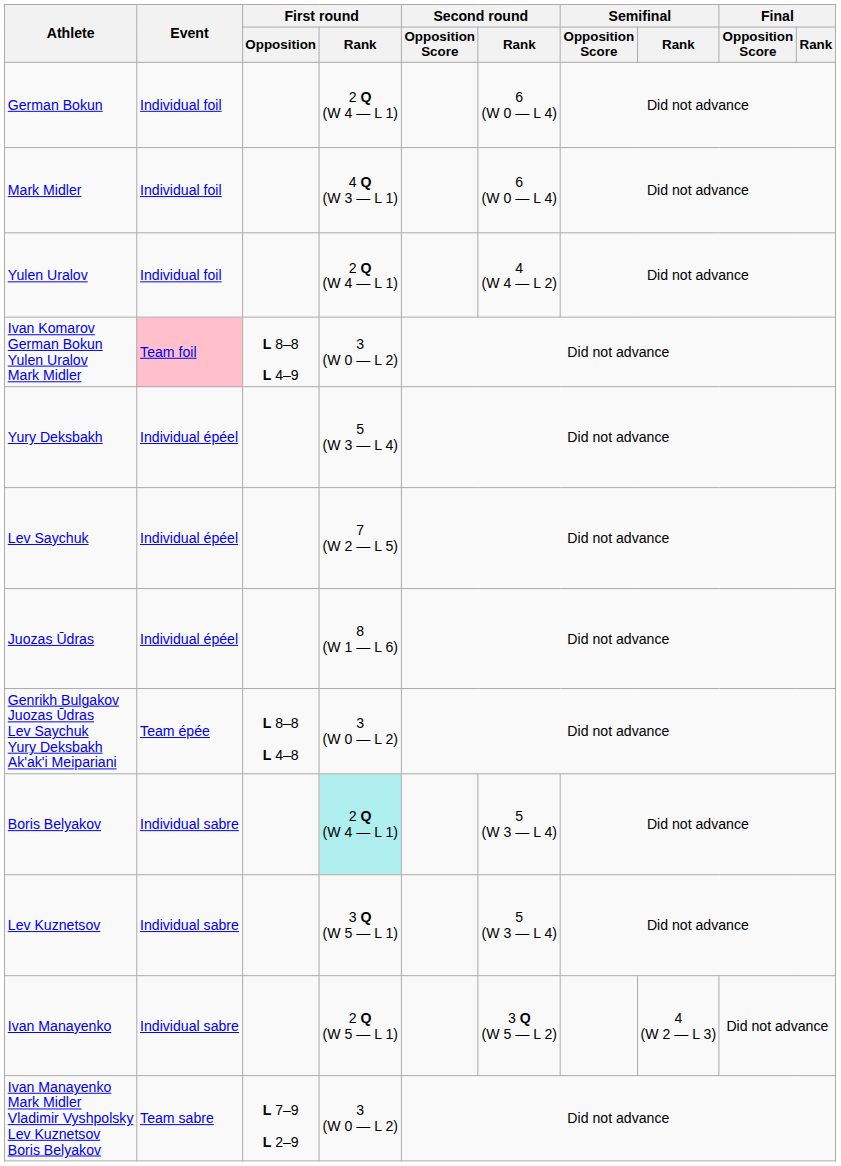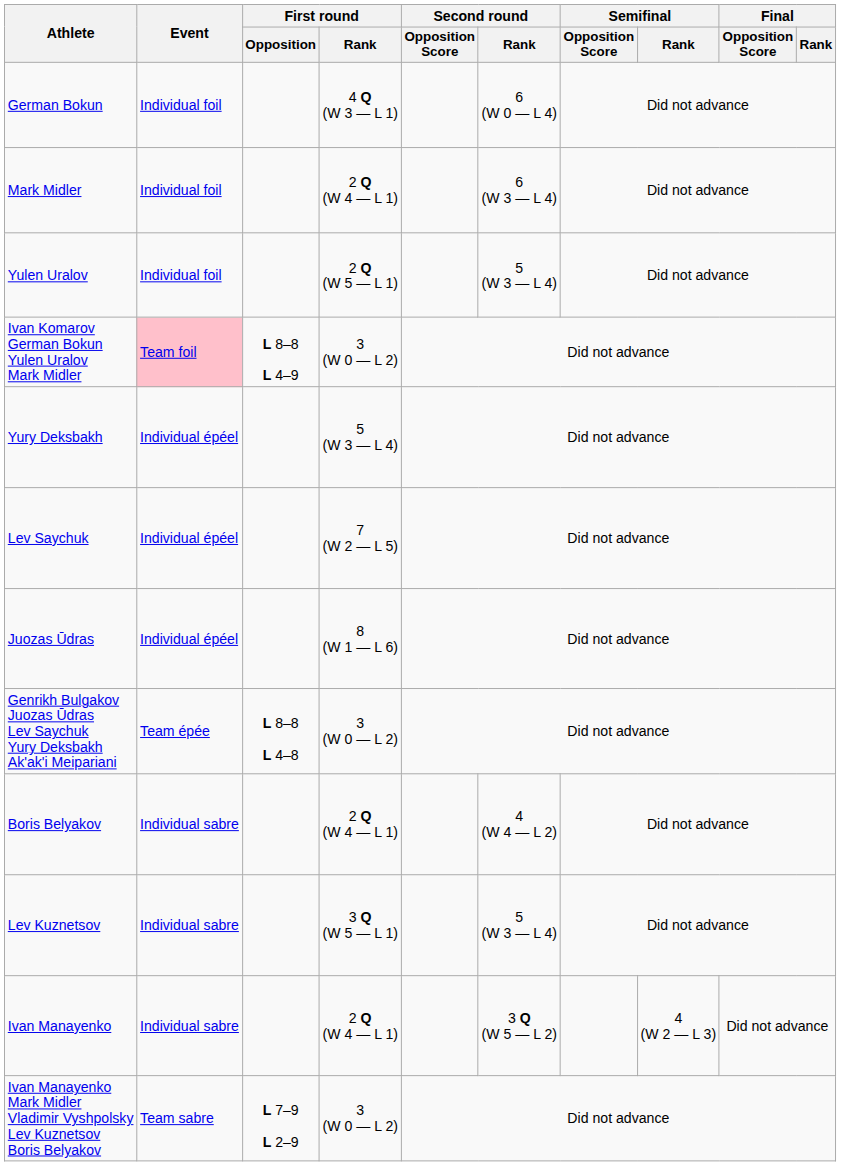(360, 105) 2 Q (W 4 — L 1) -> (360, 105) 4 Q (W 3 — L 1)
(360, 190) 4 Q (W 3 — L 1) -> (360, 190) 2 Q (W 4 — L 1)
(519, 190) 6 (W 0 — L 4) -> (519, 190) 6 (W 3 — L 4)
(360, 275) 2 Q (W 4 — L 1) -> (360, 275) 2 Q (W 5 — L 1)
(519, 275) 4 (W 4 — L 2) -> (519, 275) 5 (W 3 — L 4)
(360, 825) paleturquoise background -> (360, 825) no background
(519, 825) 5 (W 3 — L 4) -> (519, 825) 4 (W 4 — L 2)
(360, 1026) 2 Q (W 5 — L 1) -> (360, 1026) 2 Q (W 4 — L 1)
